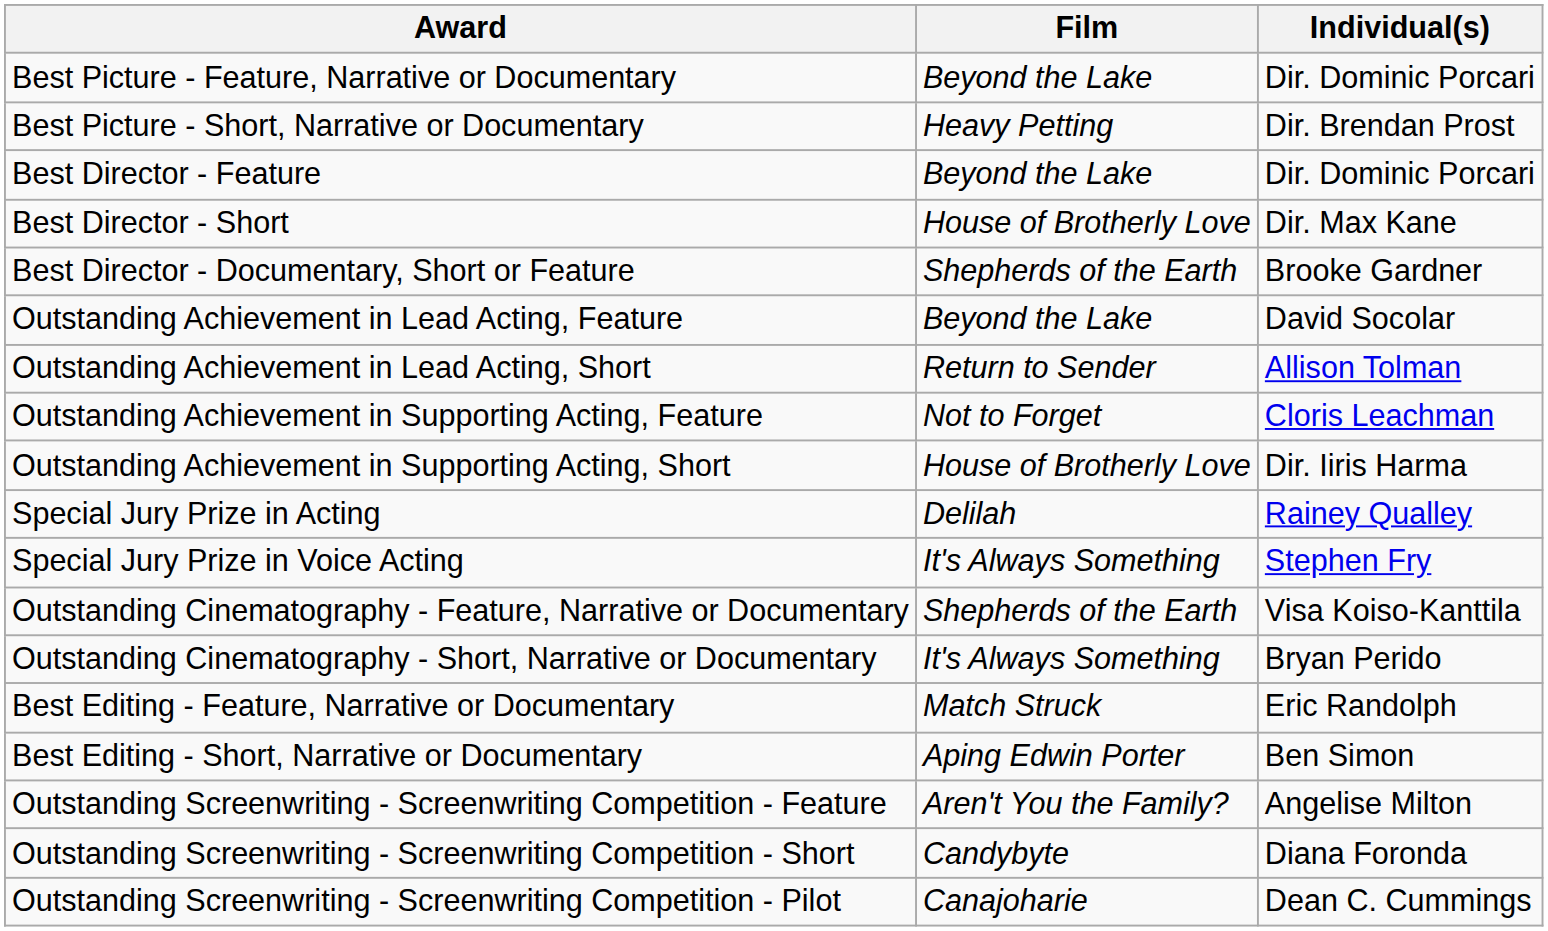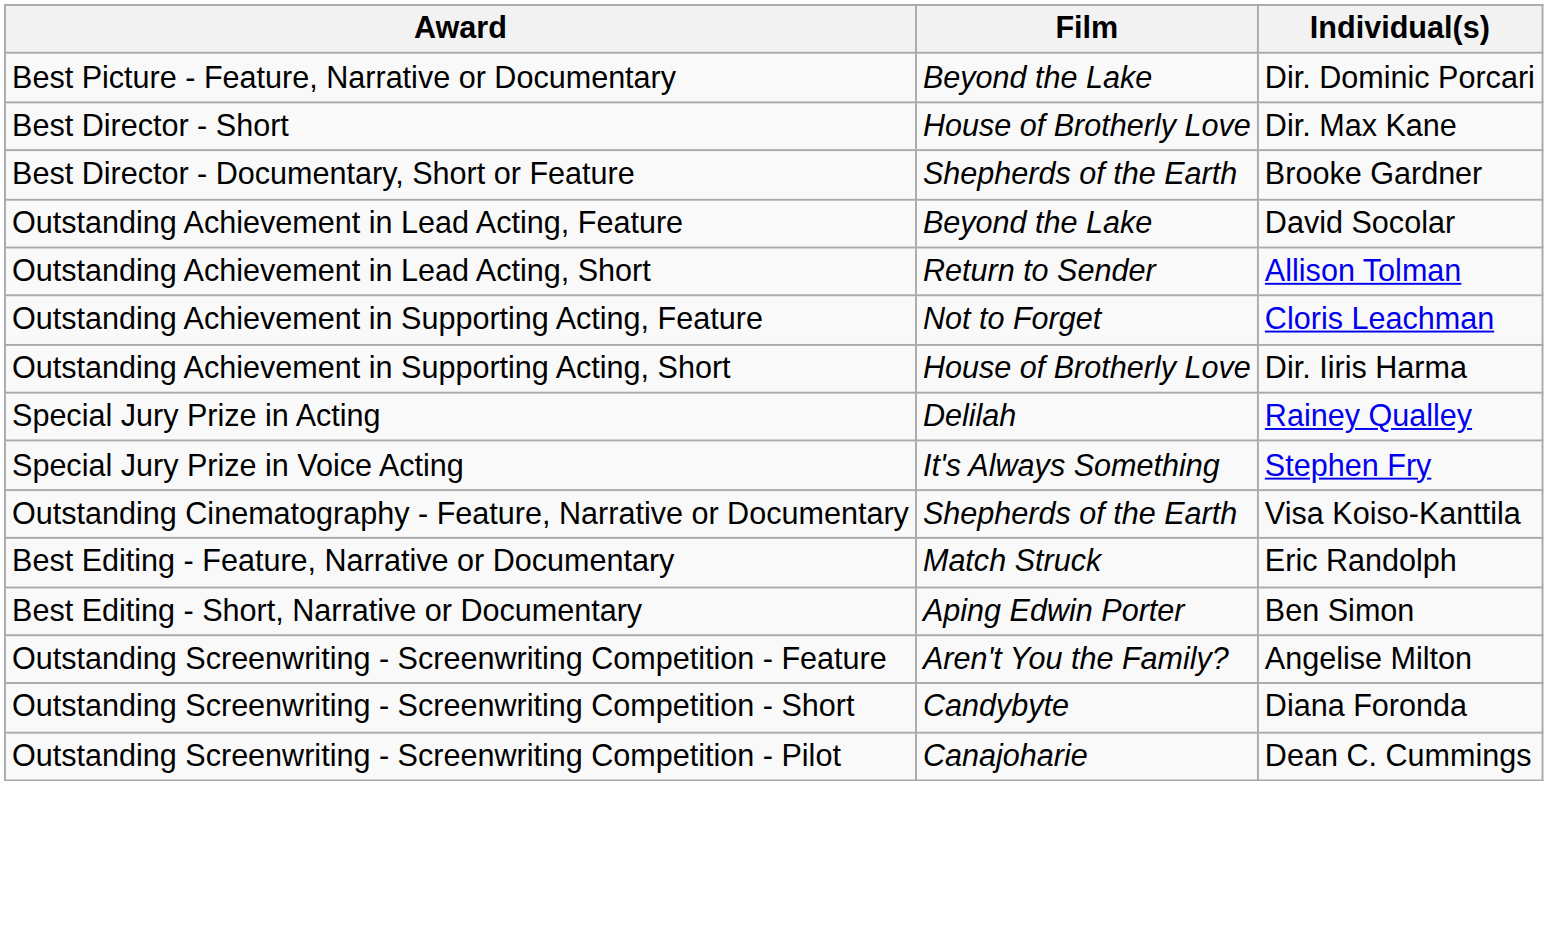- row: (328, 125)
- row: (167, 174)
- row: (444, 658)
